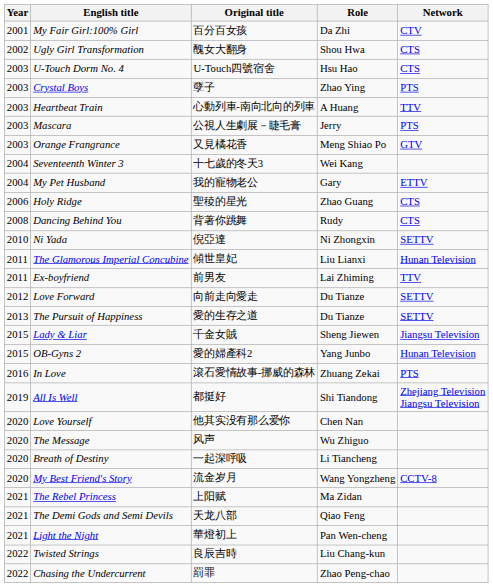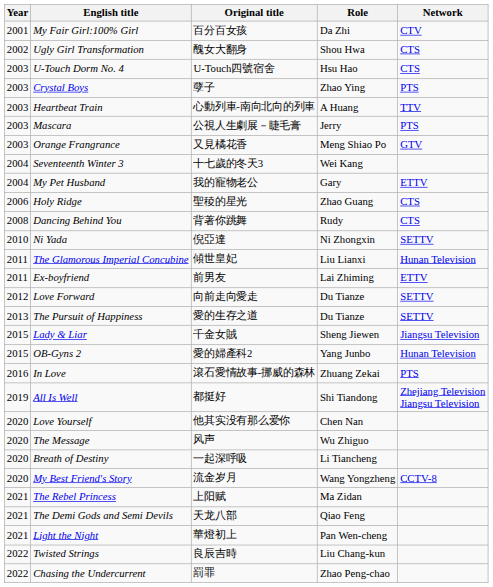(411, 278) TTV -> (414, 278) ETTV
